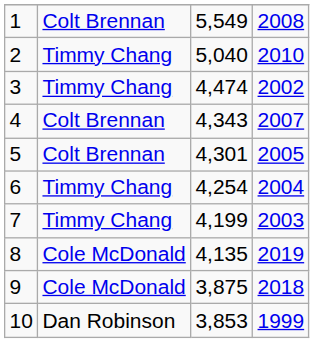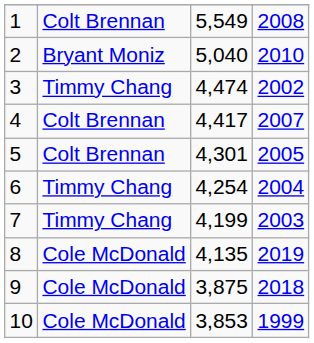(107, 54) Timmy Chang -> (104, 54) Bryant Moniz
(222, 120) 4,343 -> (222, 120) 4,417
(109, 320) Dan Robinson -> (114, 320) Cole McDonald
